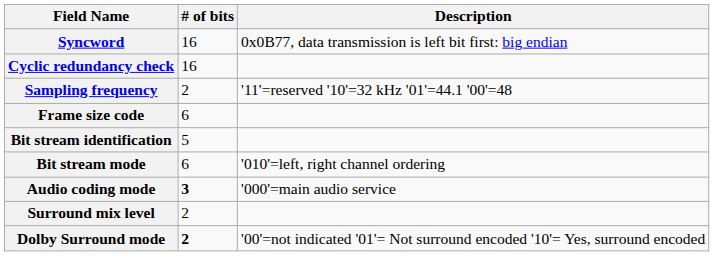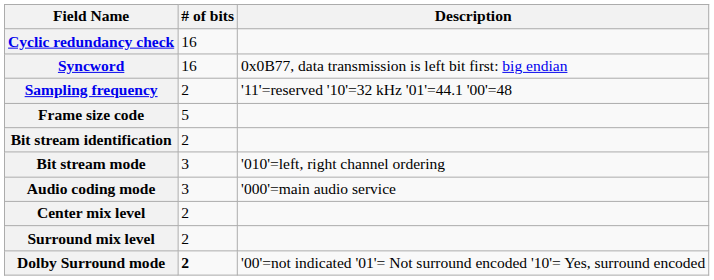rows swapped: (91, 41) <-> (91, 66)
(185, 115) 6 -> (185, 115) 5
(185, 139) 5 -> (185, 139) 2
(185, 164) 6 -> (185, 164) 3
(185, 189) bold -> (185, 189) normal
+ row: (91, 213)
